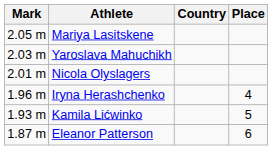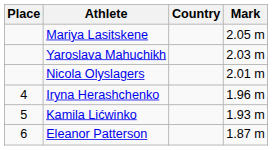columns swapped: (248, 14) <-> (27, 14)
